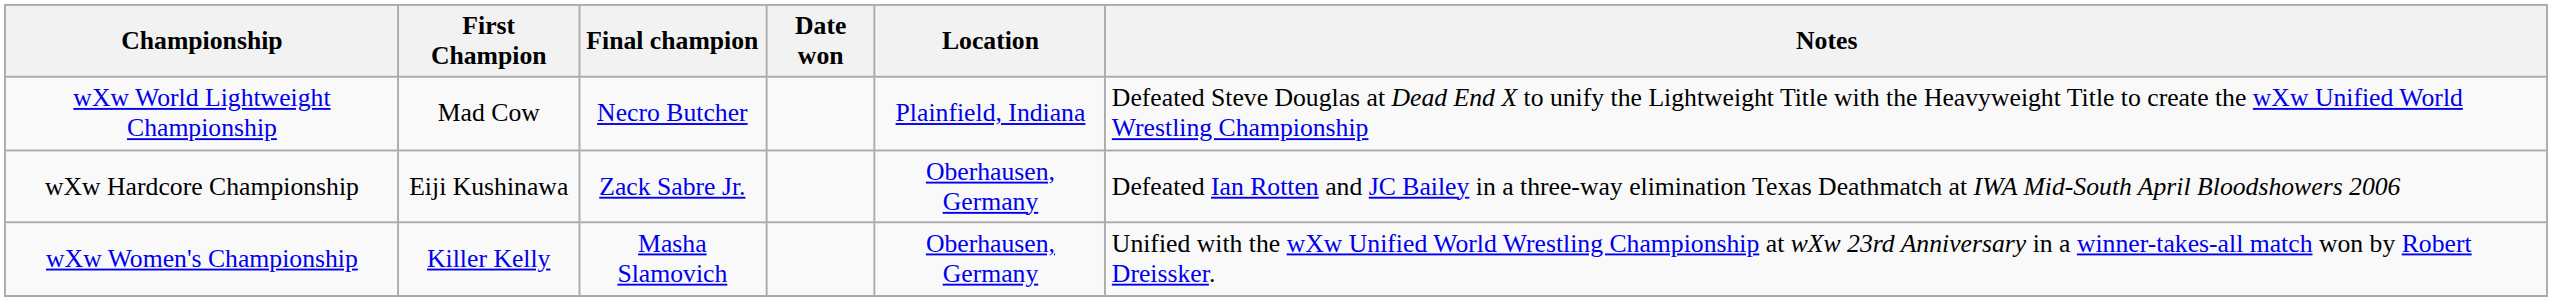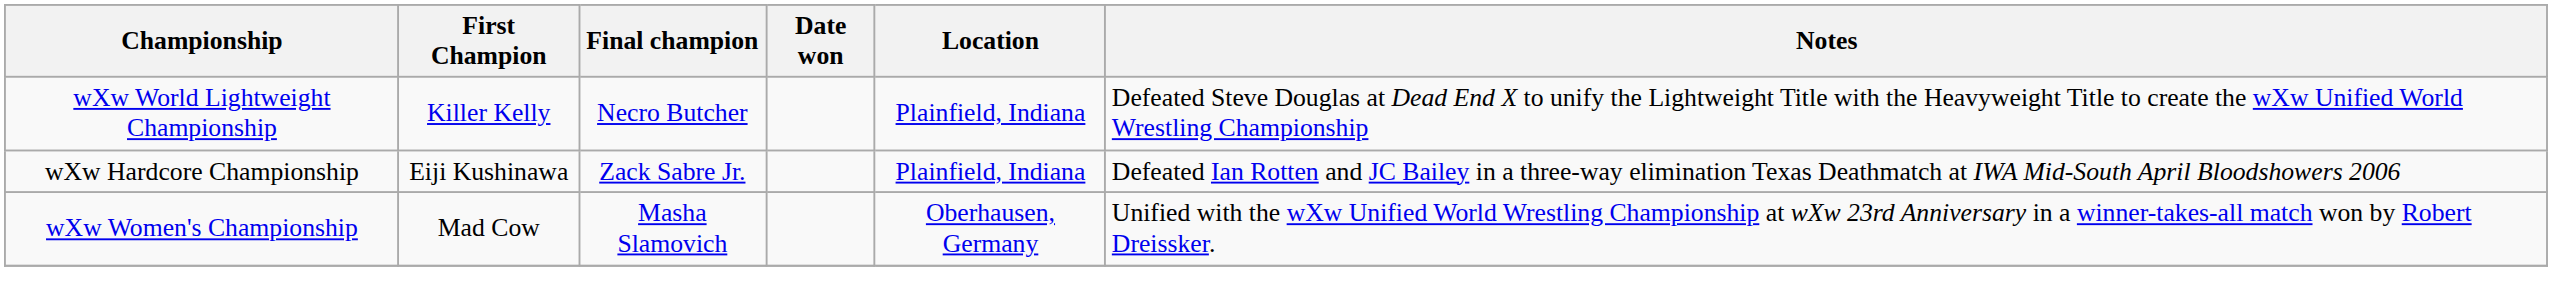(489, 113) Mad Cow -> (489, 113) Killer Kelly
(990, 185) Oberhausen, Germany -> (990, 170) Plainfield, Indiana
(489, 258) Killer Kelly -> (489, 228) Mad Cow
